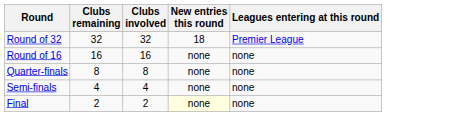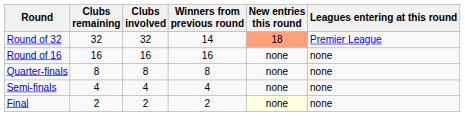+ column: (207, 18)
(199, 39) no background -> (277, 39) lightsalmon background
